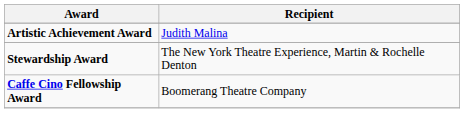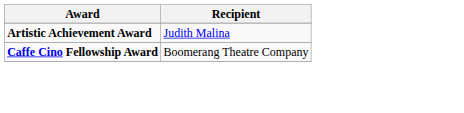- row: (58, 58)
